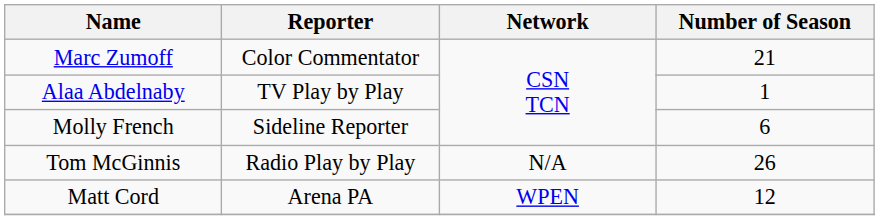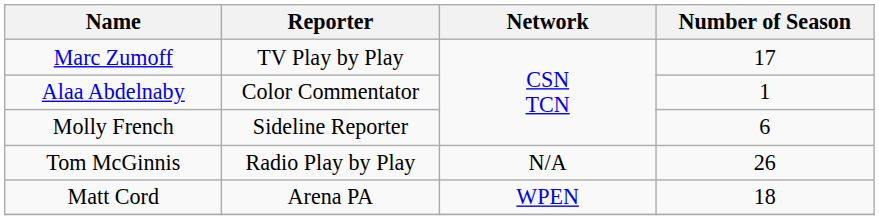(330, 57) Color Commentator -> (330, 57) TV Play by Play
(765, 57) 21 -> (765, 57) 17
(330, 92) TV Play by Play -> (330, 92) Color Commentator
(765, 197) 12 -> (765, 197) 18
